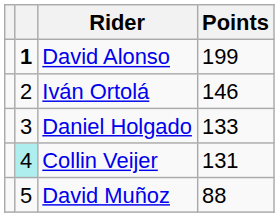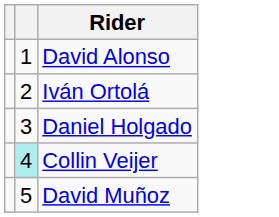- column: (235, 22)
(26, 57) bold -> (26, 57) normal
